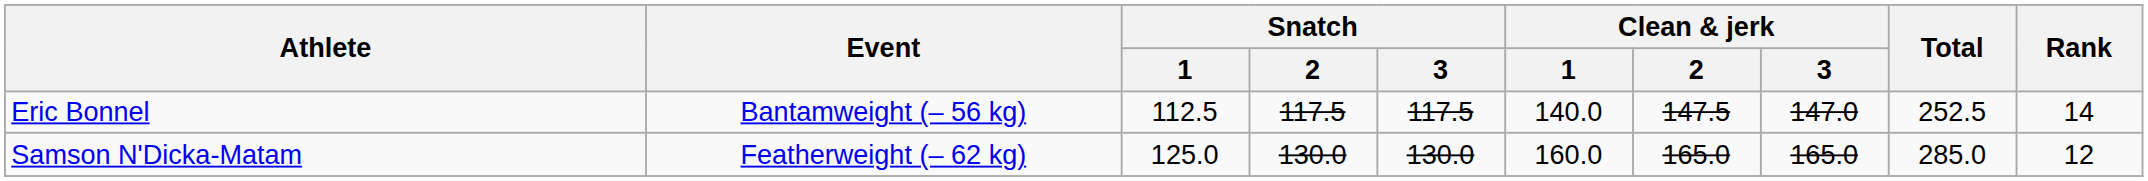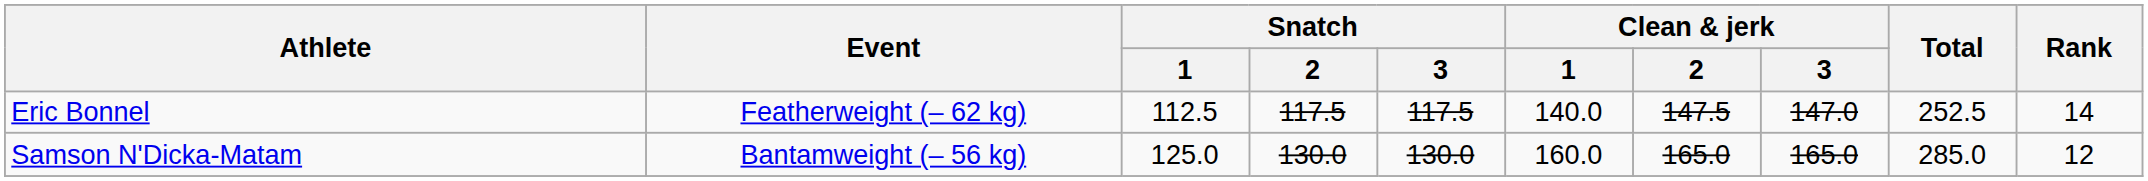(883, 112) Bantamweight (– 56 kg) -> (883, 112) Featherweight (– 62 kg)
(883, 155) Featherweight (– 62 kg) -> (883, 155) Bantamweight (– 56 kg)
